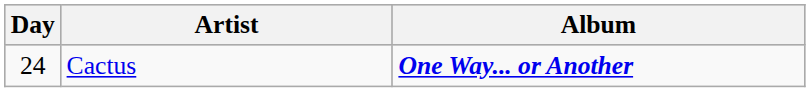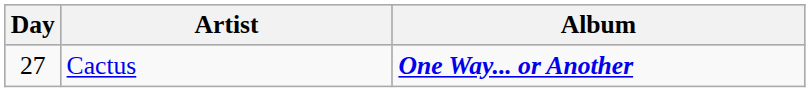(33, 65) 24 -> (33, 65) 27
